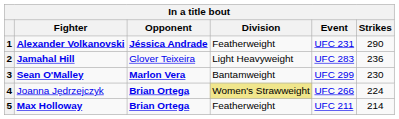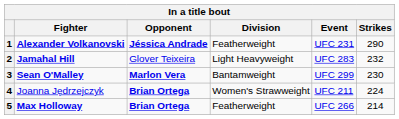(375, 59) 236 -> (375, 59) 232
(261, 91) khaki background -> (261, 91) no background
(334, 91) UFC 266 -> (334, 91) UFC 211
(334, 106) UFC 211 -> (334, 106) UFC 266
